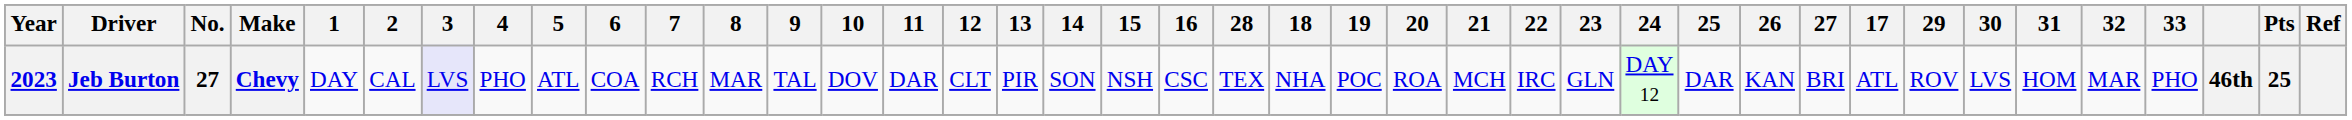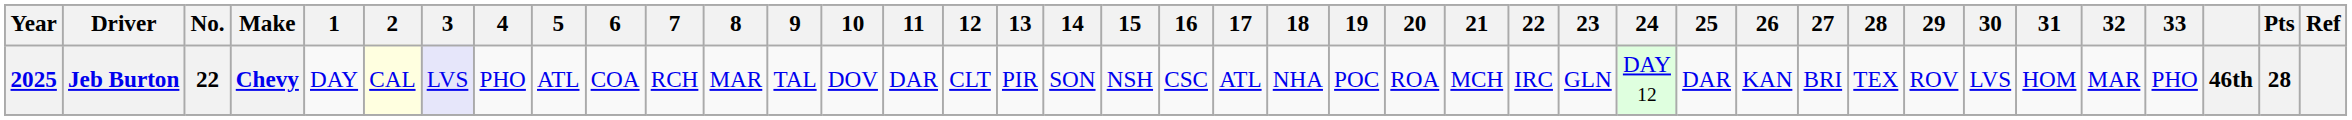columns swapped: (1877, 24) <-> (1242, 24)
(34, 79) 2023 -> (34, 79) 2025
(208, 79) 27 -> (208, 79) 22
(392, 79) no background -> (392, 79) lightyellow background
(2279, 79) 25 -> (2279, 79) 28
